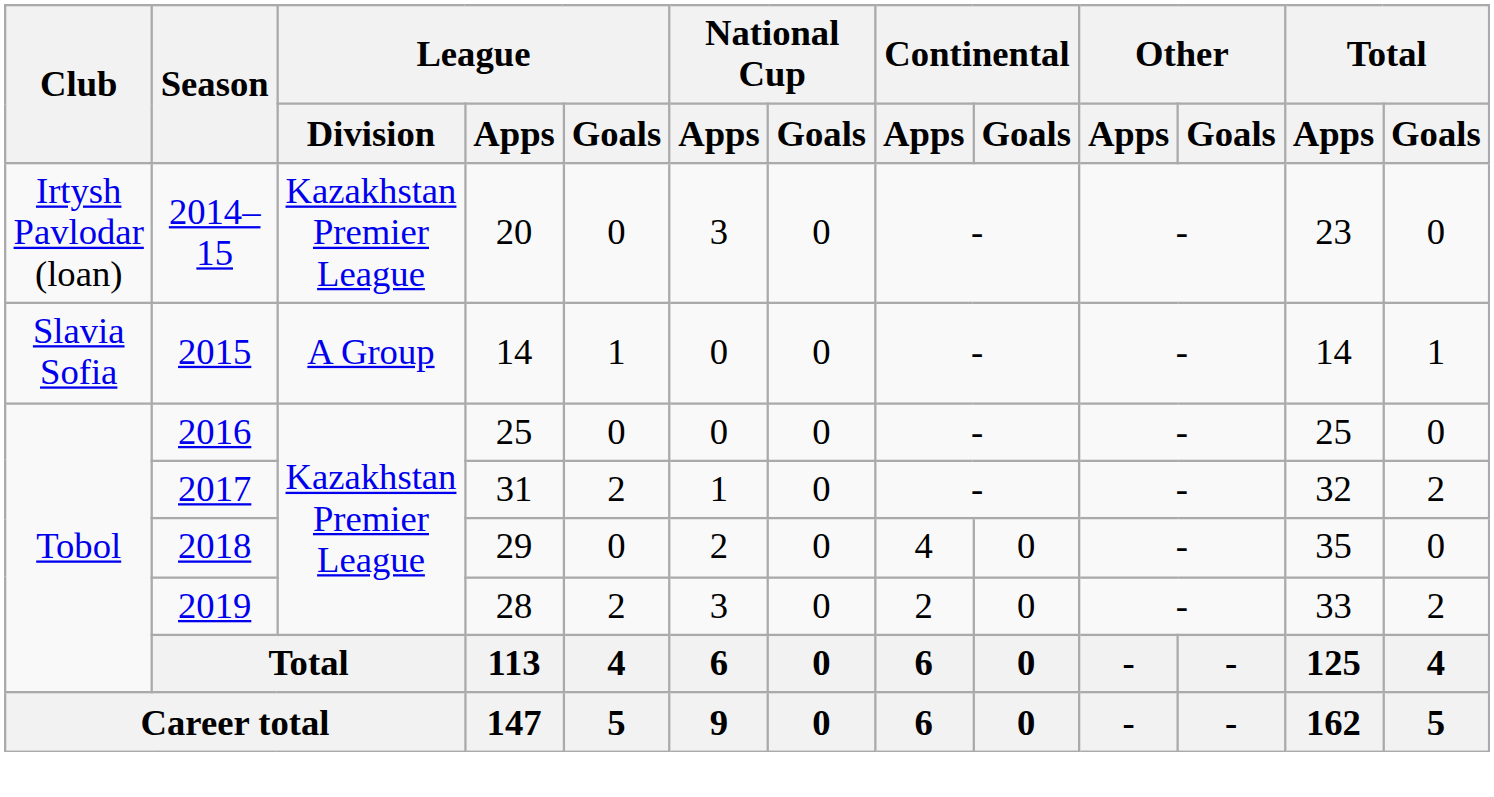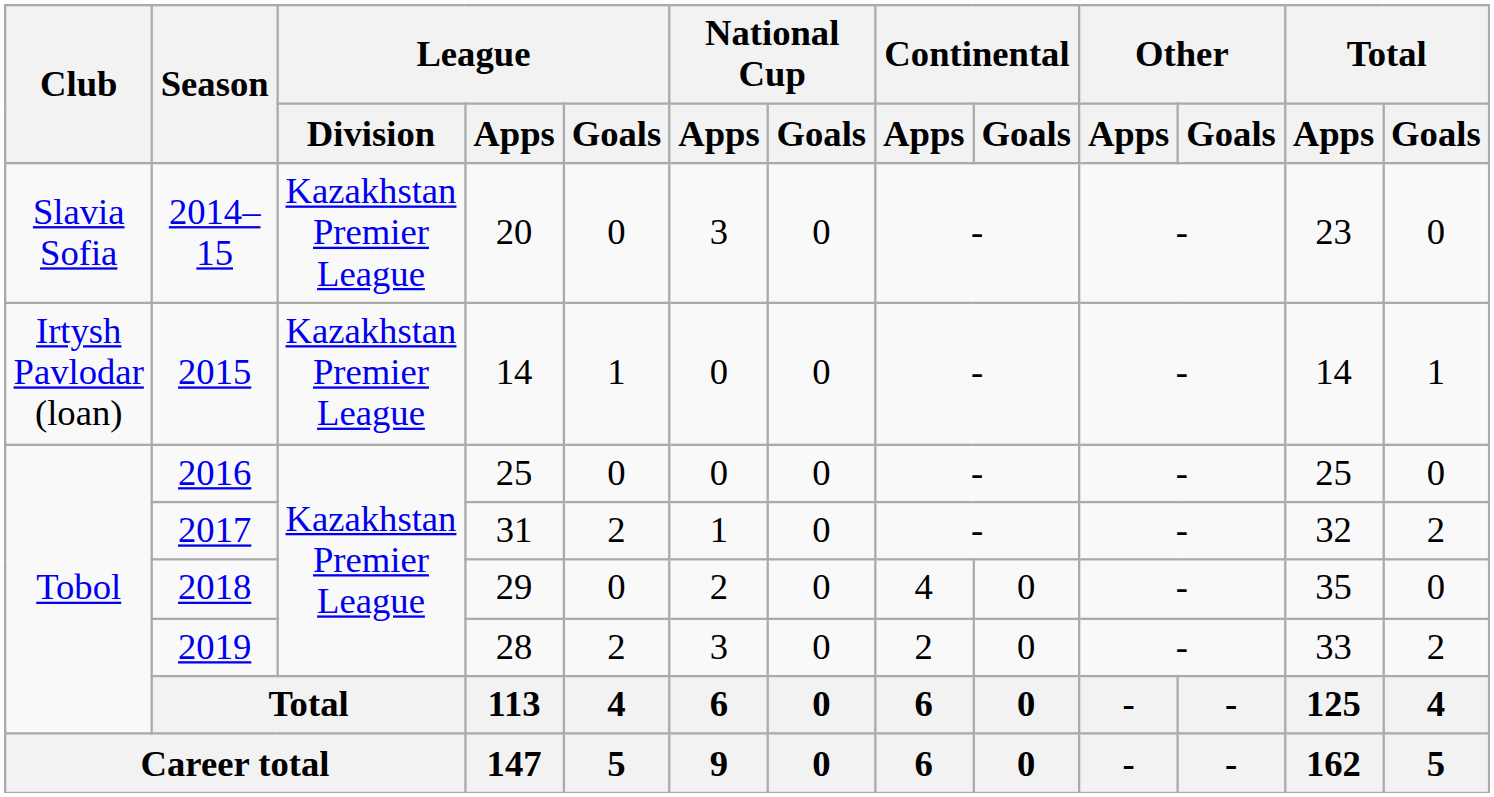(79, 232) Irtysh Pavlodar (loan) -> (79, 232) Slavia Sofia
(79, 352) Slavia Sofia -> (79, 372) Irtysh Pavlodar (loan)
(371, 352) A Group -> (371, 372) Kazakhstan Premier League
